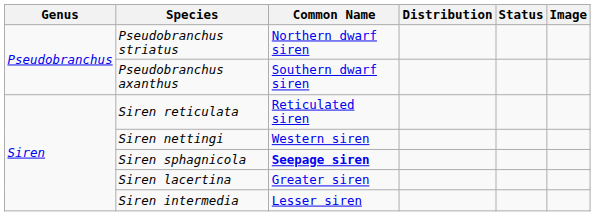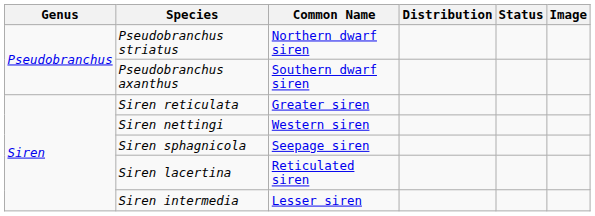(313, 112) Reticulated siren -> (321, 104) Greater siren
(321, 160) bold -> (321, 145) normal
(321, 180) Greater siren -> (313, 173) Reticulated siren
